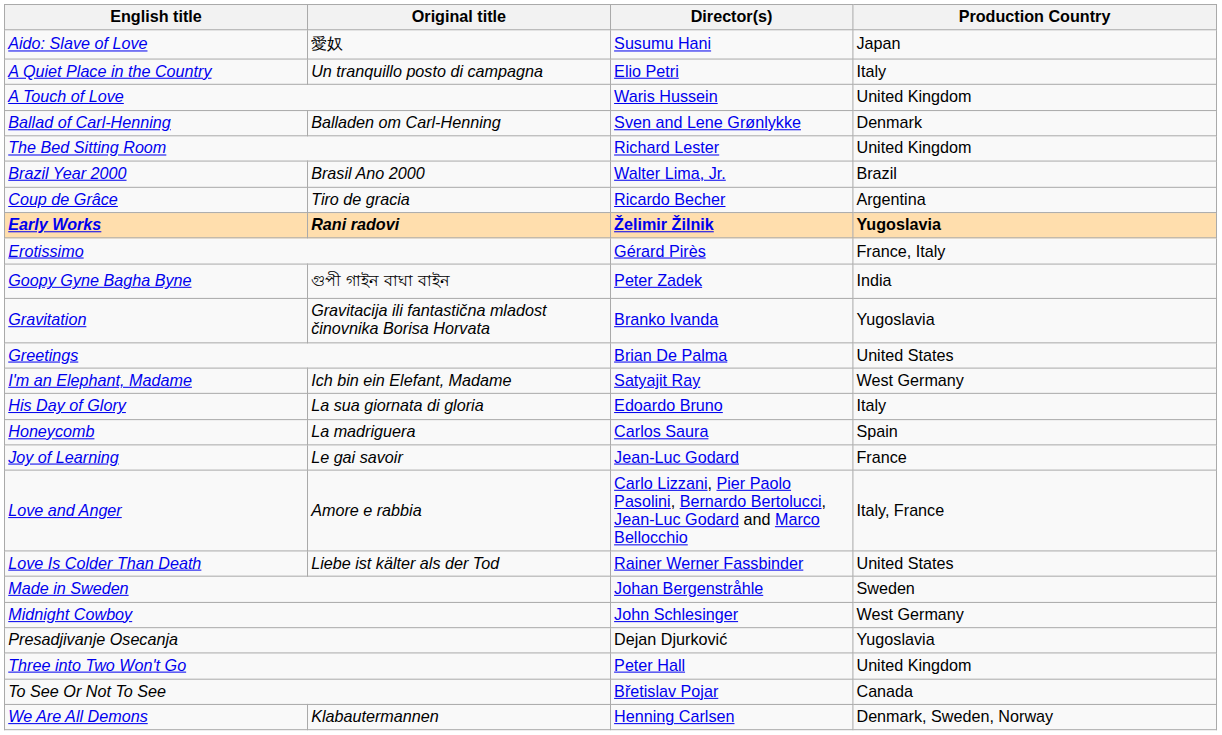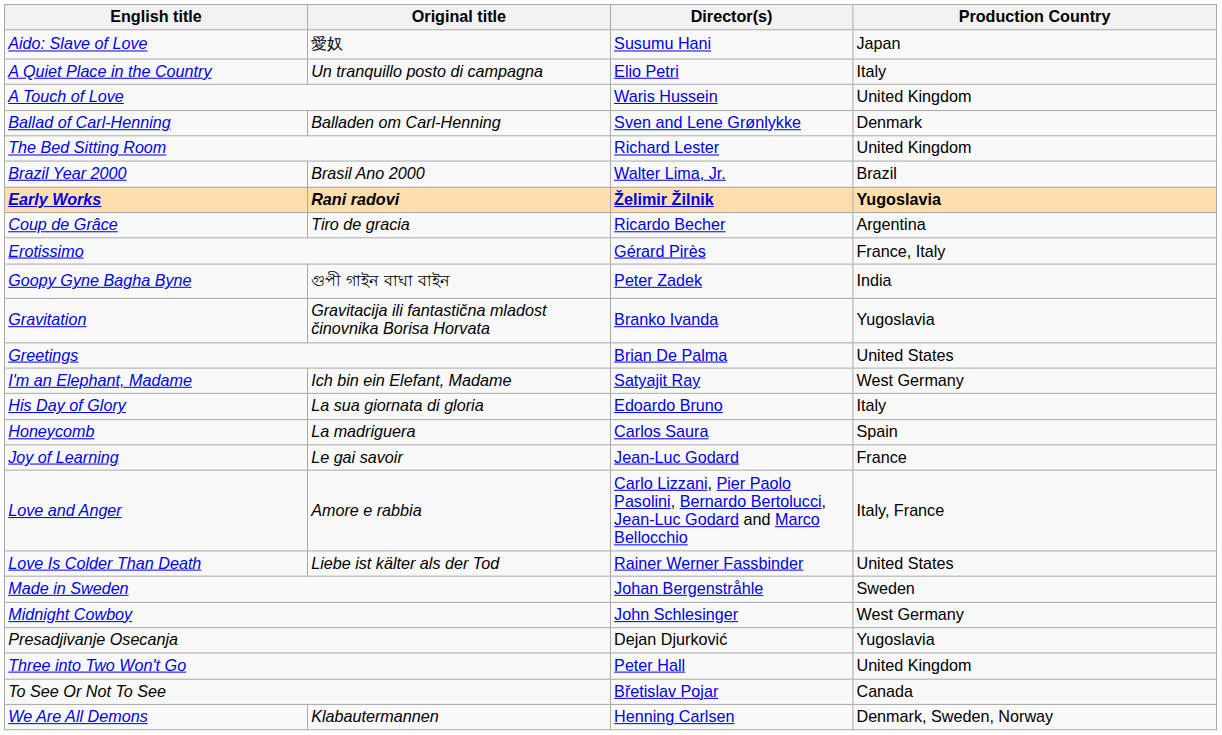rows swapped: (63, 199) <-> (55, 225)
